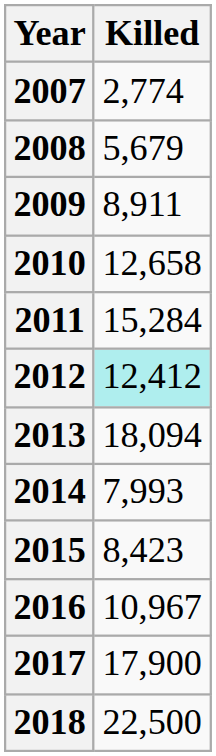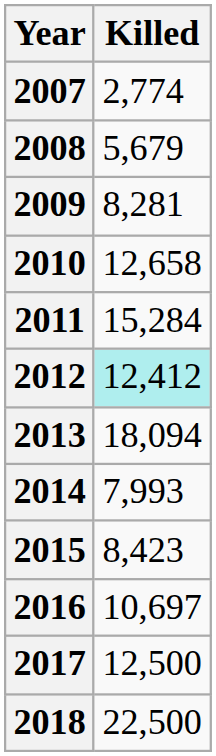(142, 205) 8,911 -> (143, 205) 8,281
(152, 606) 10,967 -> (152, 606) 10,697
(152, 663) 17,900 -> (152, 663) 12,500
